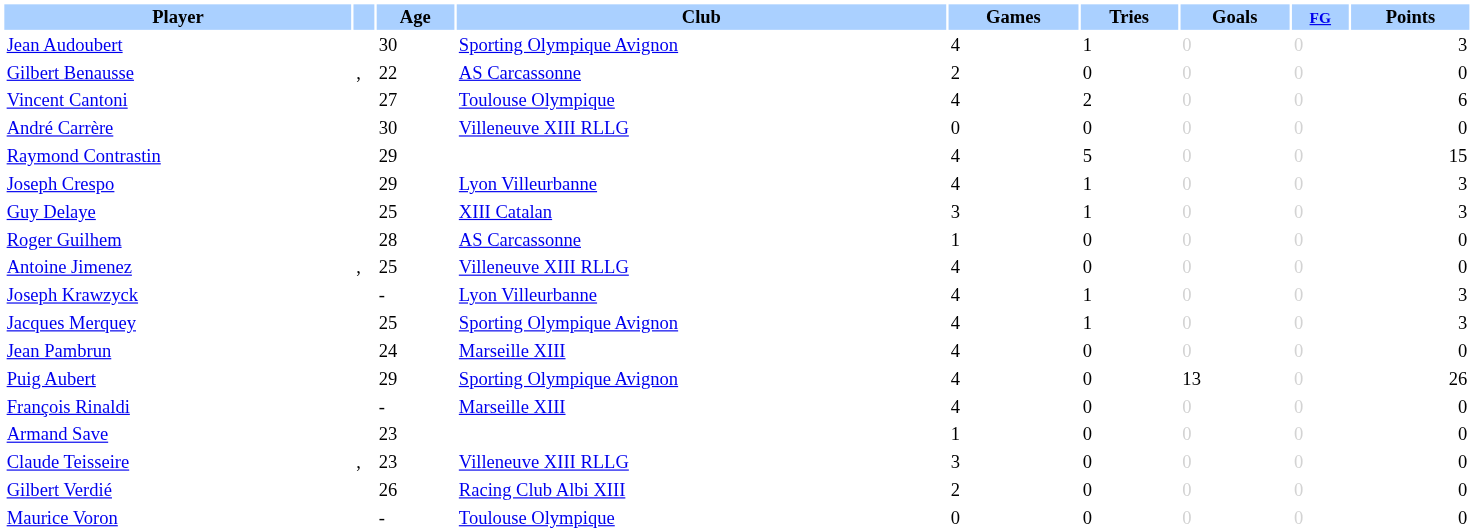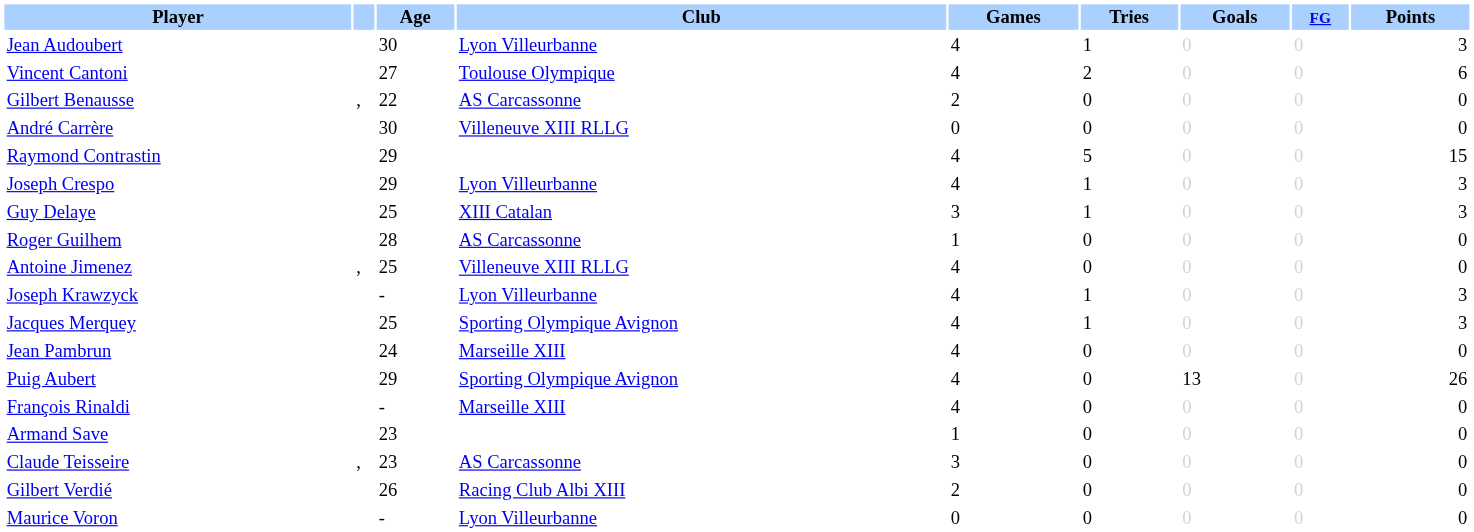(568, 44) Sporting Olympique Avignon -> (528, 44) Lyon Villeurbanne
rows swapped: (70, 72) <-> (67, 100)
(544, 462) Villeneuve XIII RLLG -> (520, 462) AS Carcassonne
(537, 518) Toulouse Olympique -> (528, 518) Lyon Villeurbanne
